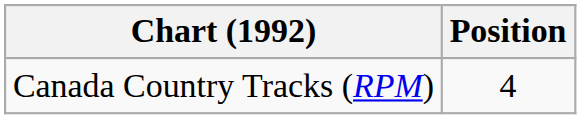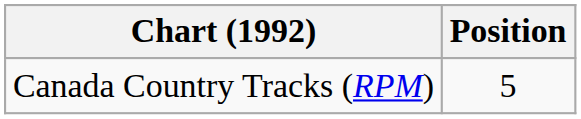(508, 85) 4 -> (508, 85) 5
